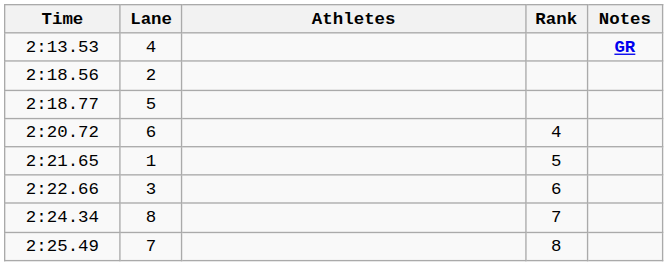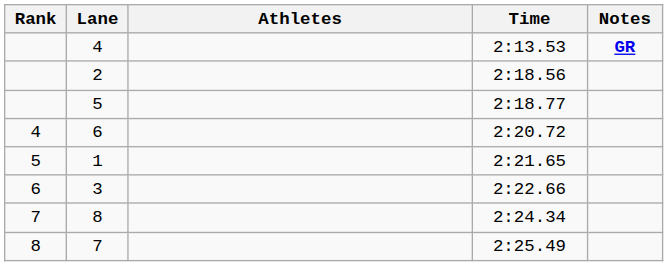columns swapped: (556, 19) <-> (62, 19)
